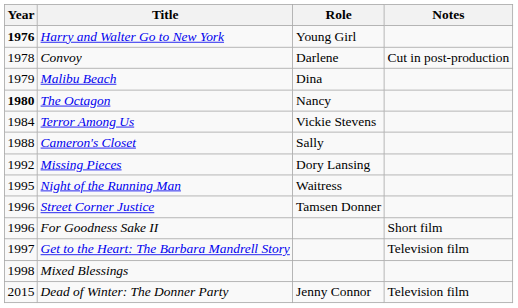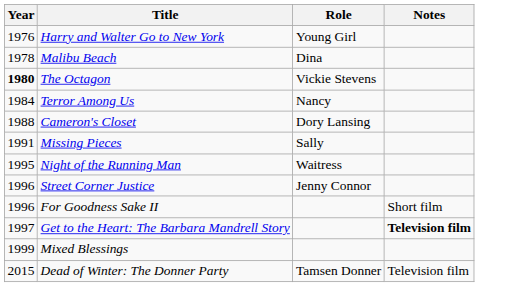(21, 36) bold -> (21, 36) normal
- row: (61, 57)
(21, 79) 1979 -> (21, 57) 1978
(314, 100) Nancy -> (336, 79) Vickie Stevens
(336, 121) Vickie Stevens -> (314, 100) Nancy
(310, 143) Sally -> (333, 121) Dory Lansing
(21, 164) 1992 -> (21, 143) 1991
(333, 164) Dory Lansing -> (310, 143) Sally
(339, 206) Tamsen Donner -> (334, 185) Jenny Connor
(428, 249) normal -> (429, 228) bold
(21, 270) 1998 -> (21, 249) 1999
(334, 292) Jenny Connor -> (339, 270) Tamsen Donner
